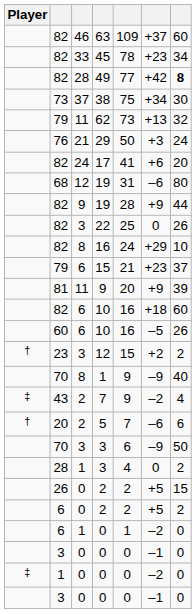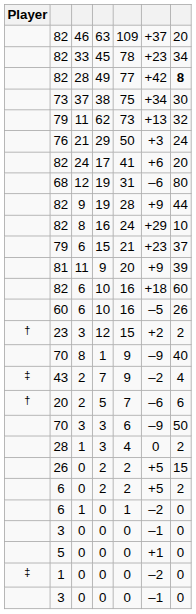(180, 36) 60 -> (180, 36) 20
- row: (61, 225)
+ row: (61, 552)
